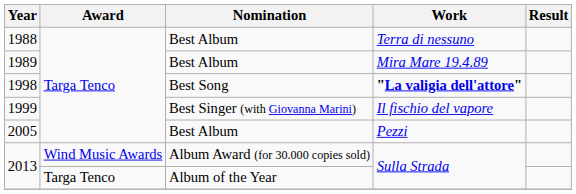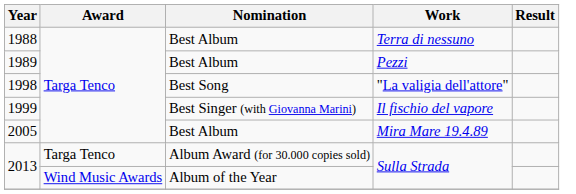(432, 62) Mira Mare 19.4.89 -> (392, 62) Pezzi
(449, 85) bold -> (443, 85) normal
(392, 131) Pezzi -> (432, 131) Mira Mare 19.4.89
(103, 154) Wind Music Awards -> (79, 154) Targa Tenco
(79, 177) Targa Tenco -> (103, 177) Wind Music Awards
